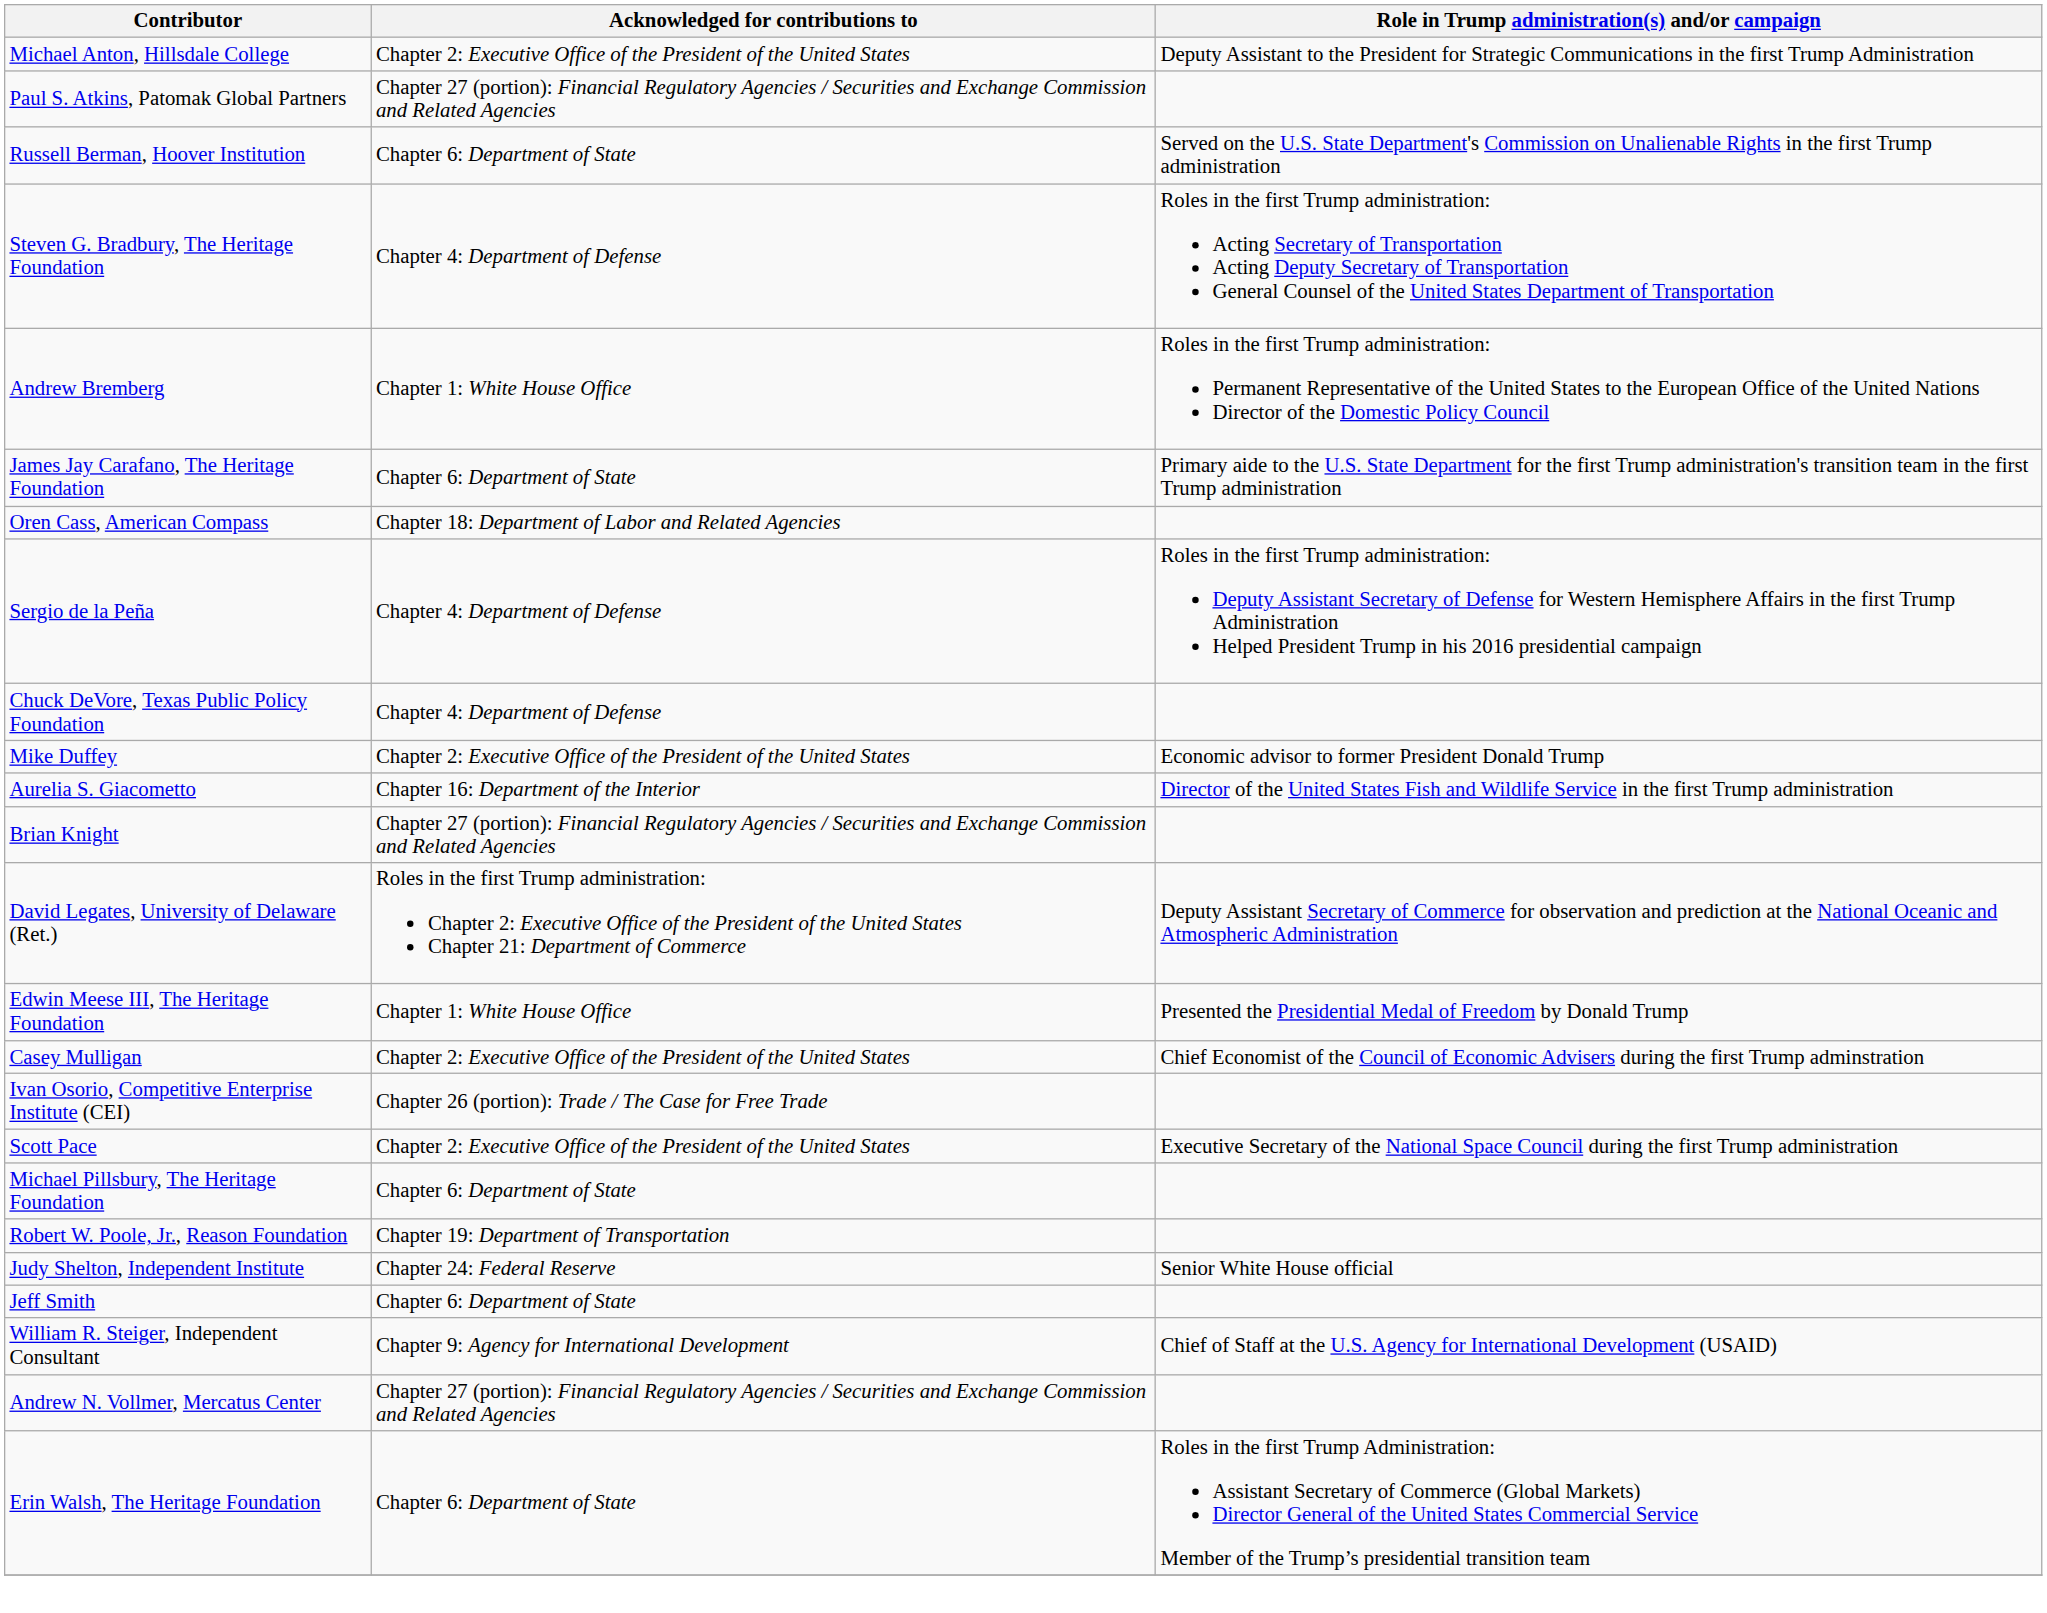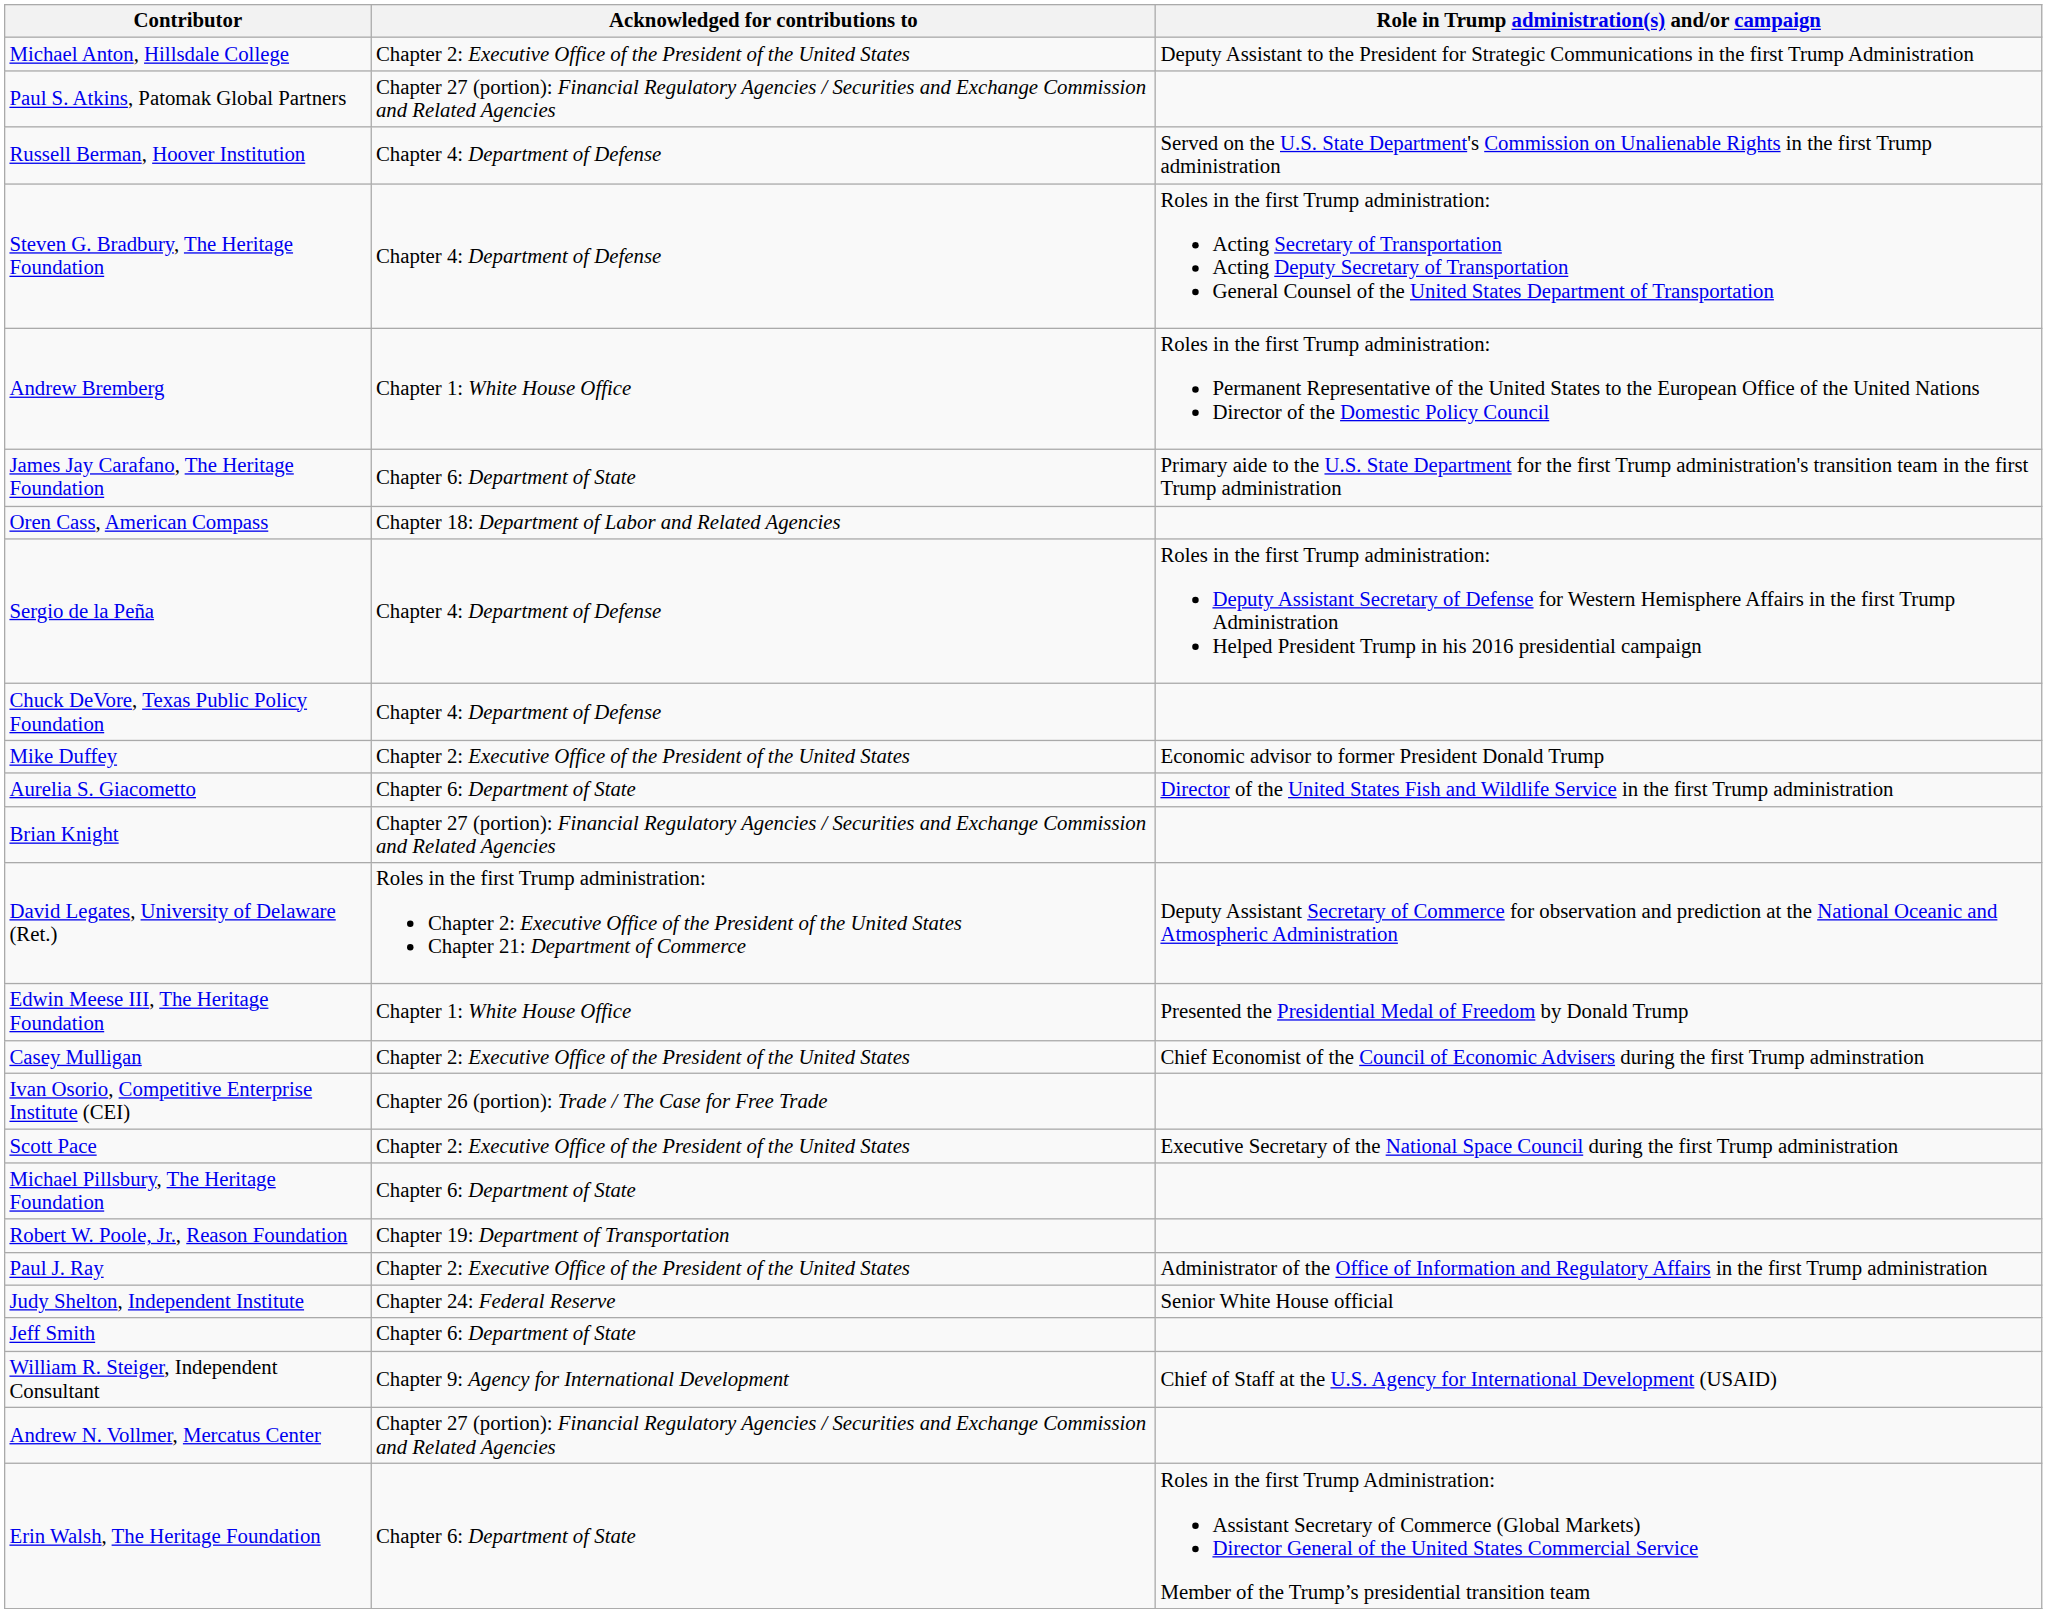(506, 155) Chapter 6: Department of State -> (519, 155) Chapter 4: Department of Defense
(538, 789) Chapter 16: Department of the Interior -> (506, 789) Chapter 6: Department of State
+ row: (57, 1268)
